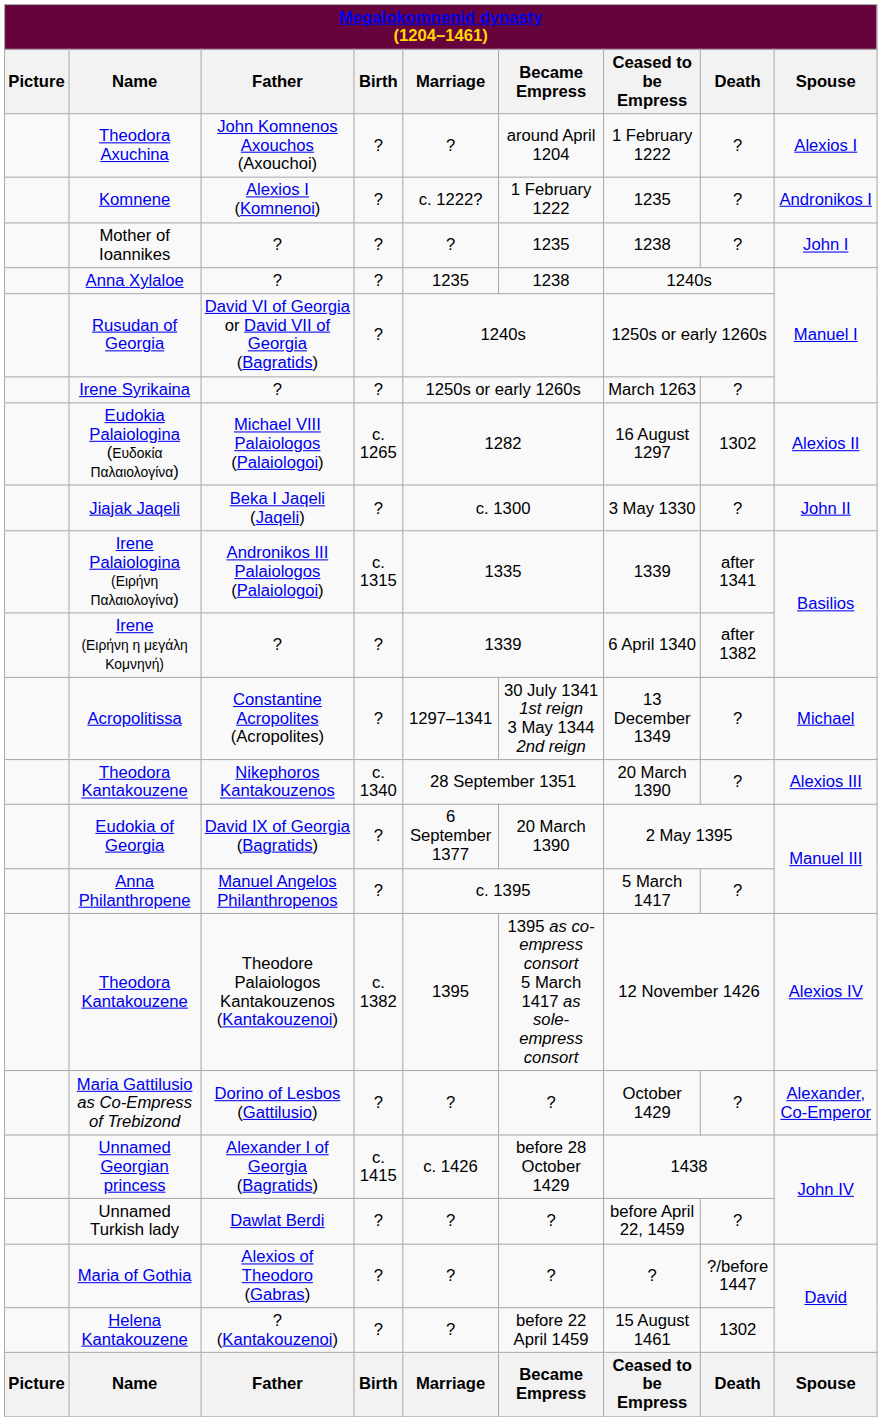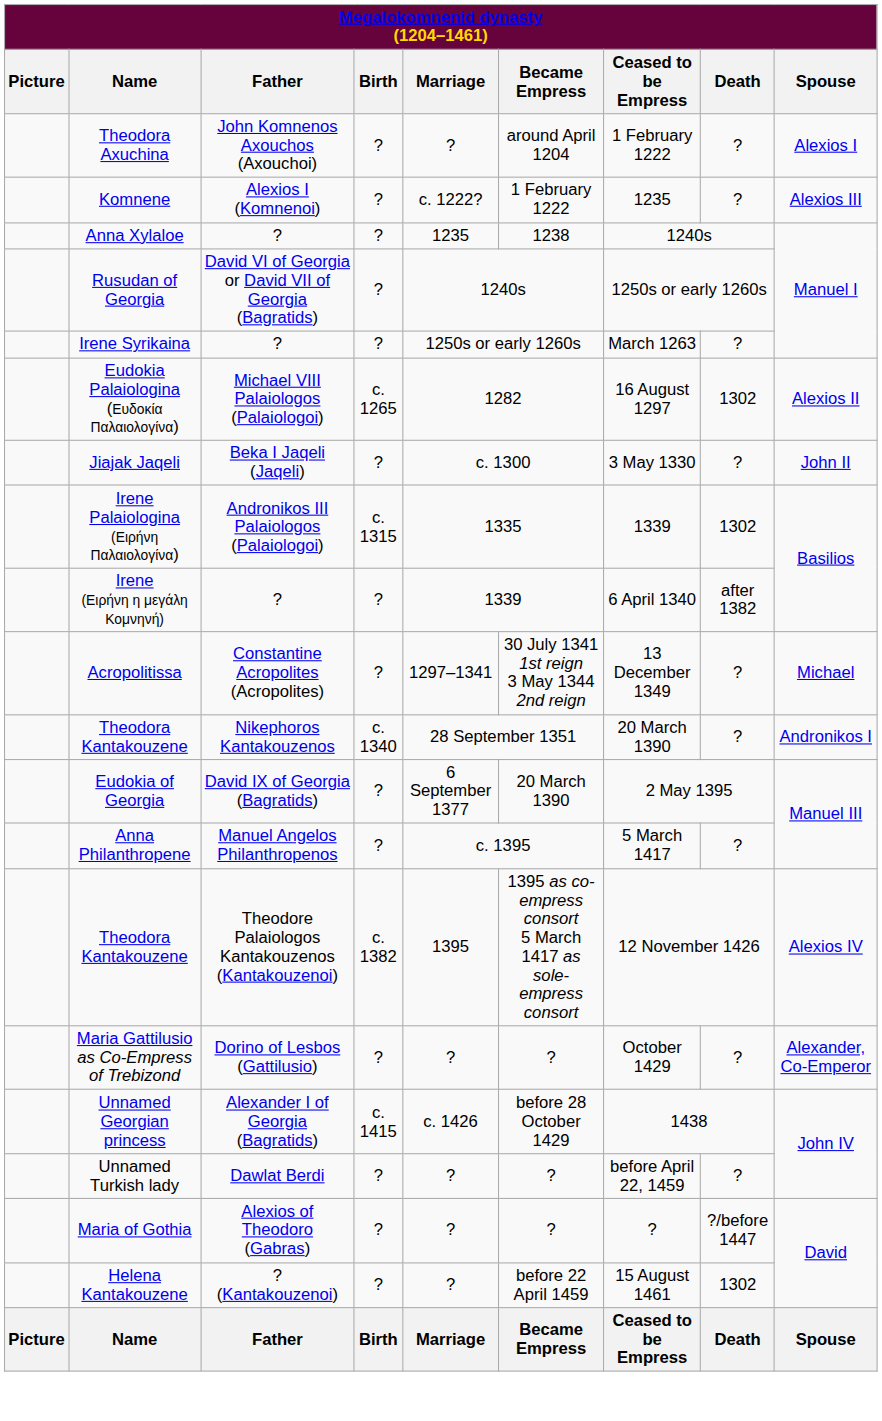(826, 199) Andronikos I -> (826, 199) Alexios III
- row: (135, 244)
(738, 571) after 1341 -> (738, 526) 1302
(826, 781) Alexios III -> (826, 736) Andronikos I
